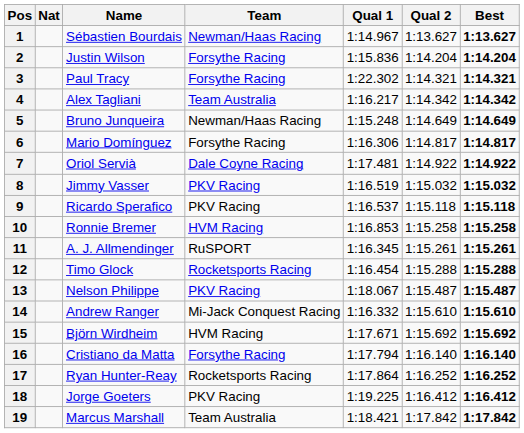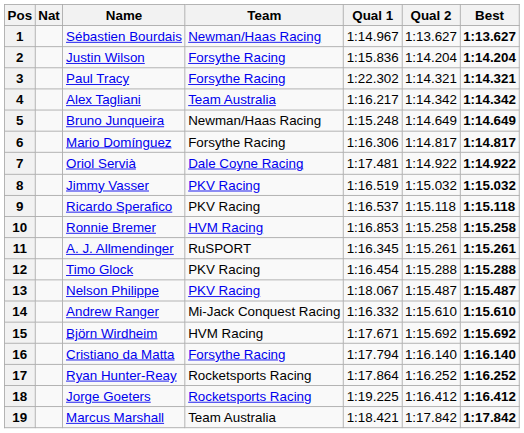(250, 269) Rocketsports Racing -> (224, 269) PKV Racing
(224, 396) PKV Racing -> (250, 396) Rocketsports Racing
